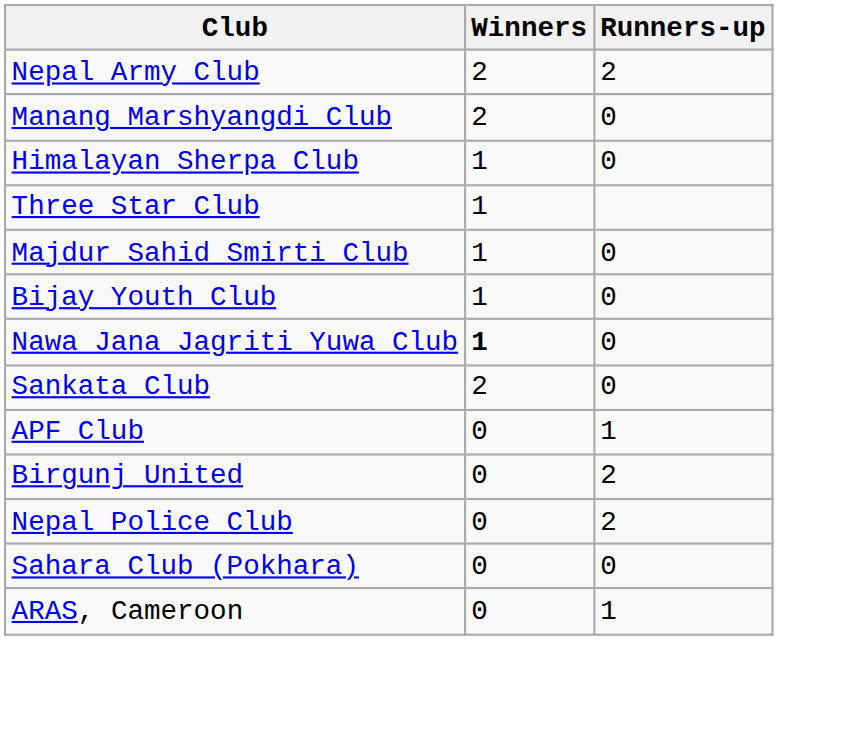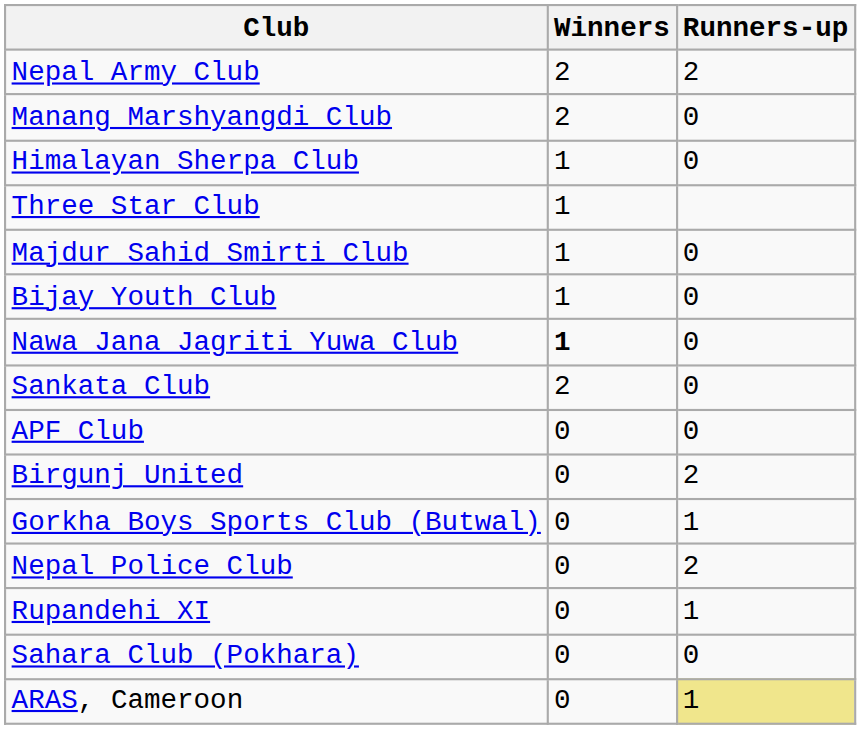(608, 432) 1 -> (691, 432) 0
+ row: (276, 522)
+ row: (111, 611)
(608, 611) no background -> (691, 701) khaki background
